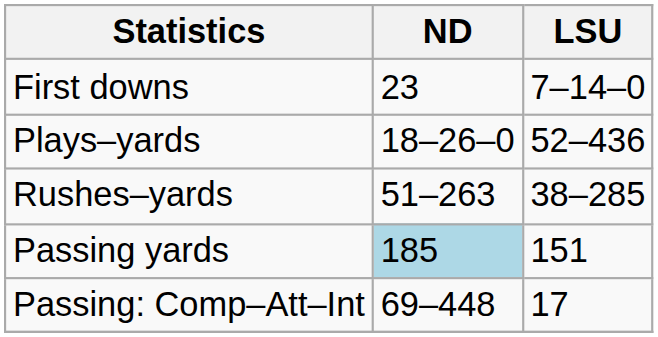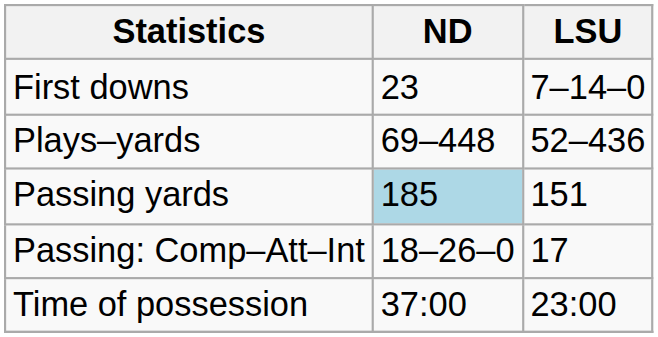(448, 140) 18–26–0 -> (438, 140) 69–448
- row: (123, 195)
(438, 304) 69–448 -> (448, 250) 18–26–0
+ row: (161, 304)
